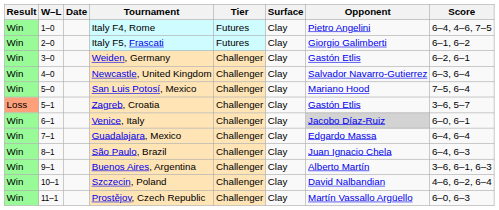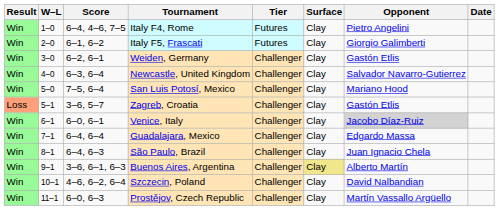columns swapped: (77, 12) <-> (462, 12)
(278, 167) no background -> (316, 167) khaki background
